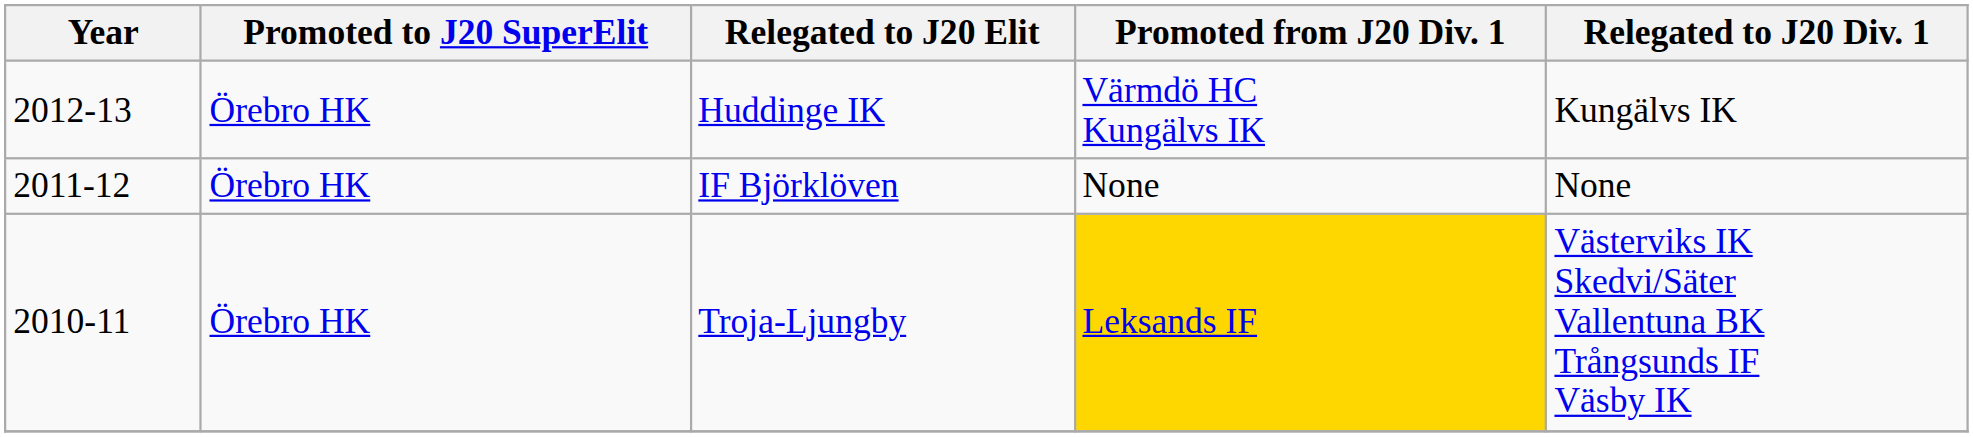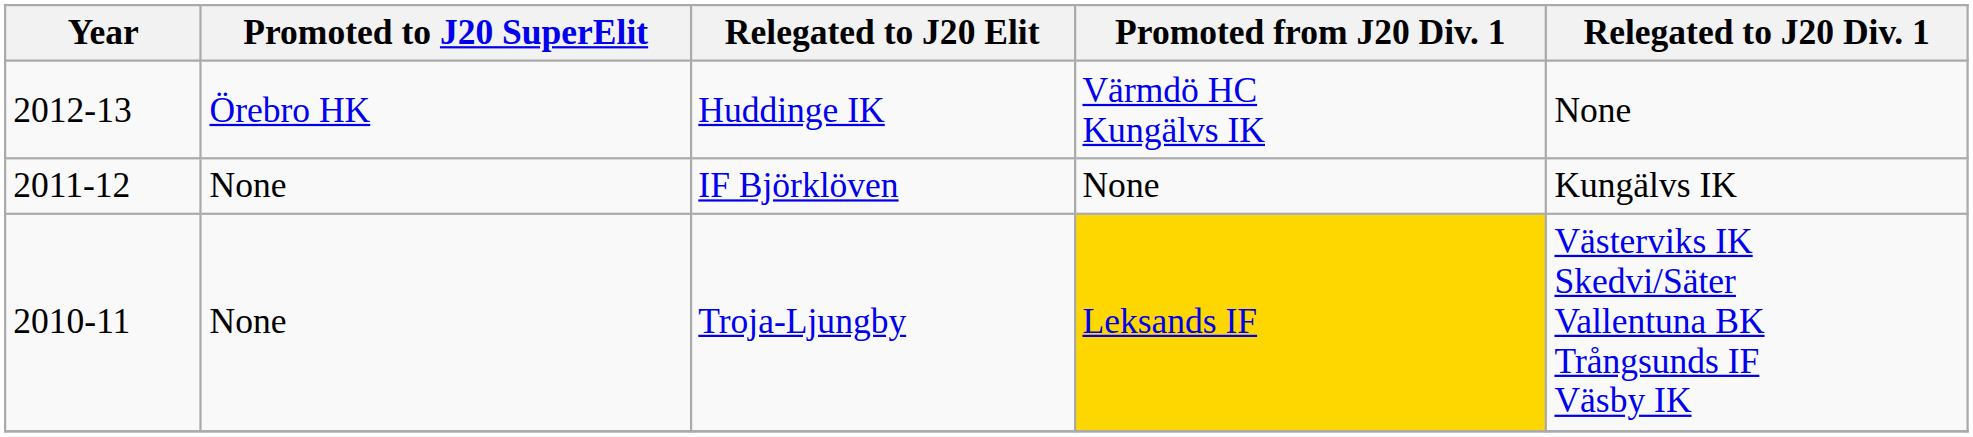(1646, 108) Kungälvs IK -> (1593, 108) None
(290, 185) Örebro HK -> (248, 185) None
(1593, 185) None -> (1646, 185) Kungälvs IK
(290, 321) Örebro HK -> (248, 321) None
